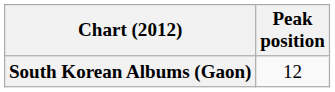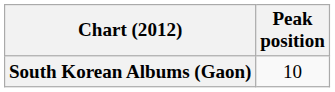(293, 71) 12 -> (293, 71) 10
